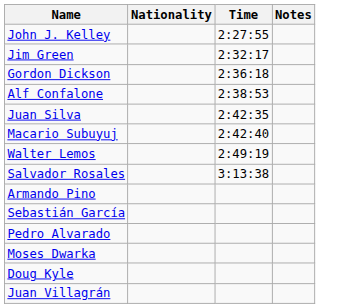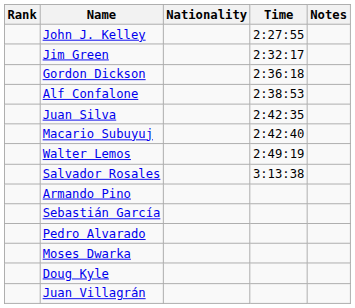+ column: (22, 14)
